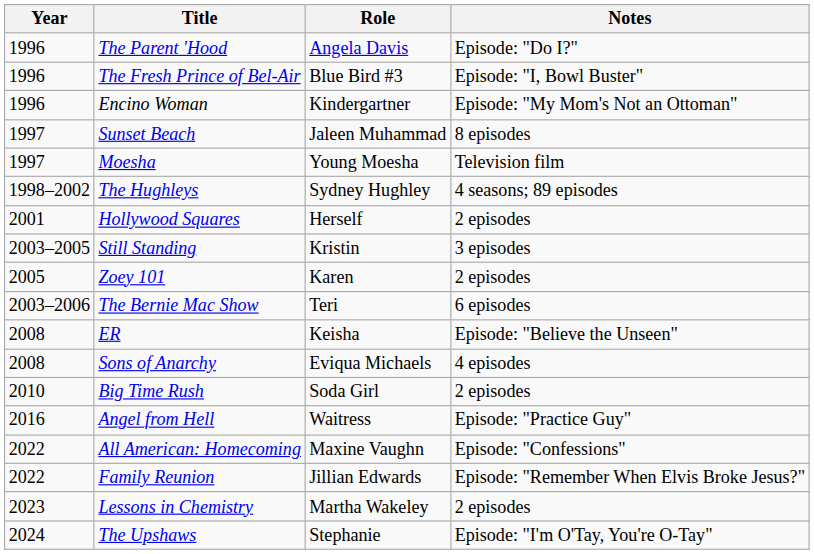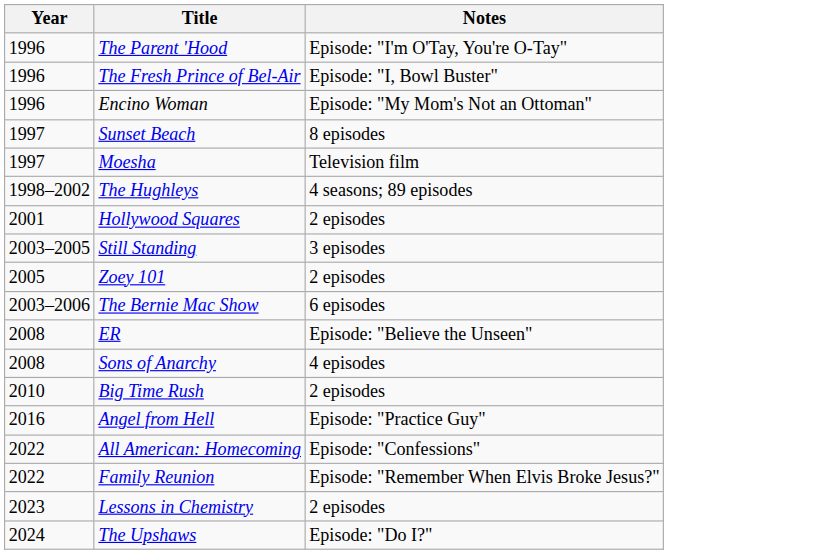- column: (378, 18)
(516, 47) Episode: "Do I?" -> (438, 47) Episode: "I'm O'Tay, You're O-Tay"
(584, 534) Episode: "I'm O'Tay, You're O-Tay" -> (371, 534) Episode: "Do I?"
